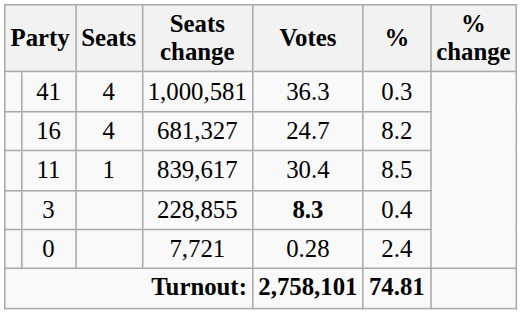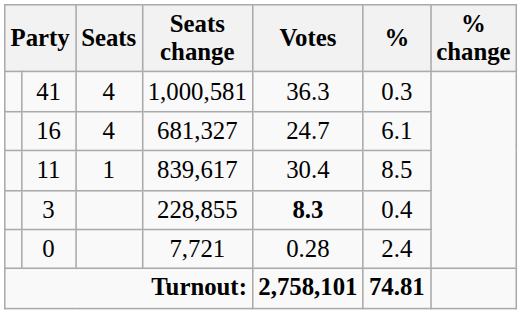(397, 130) 8.2 -> (397, 130) 6.1
